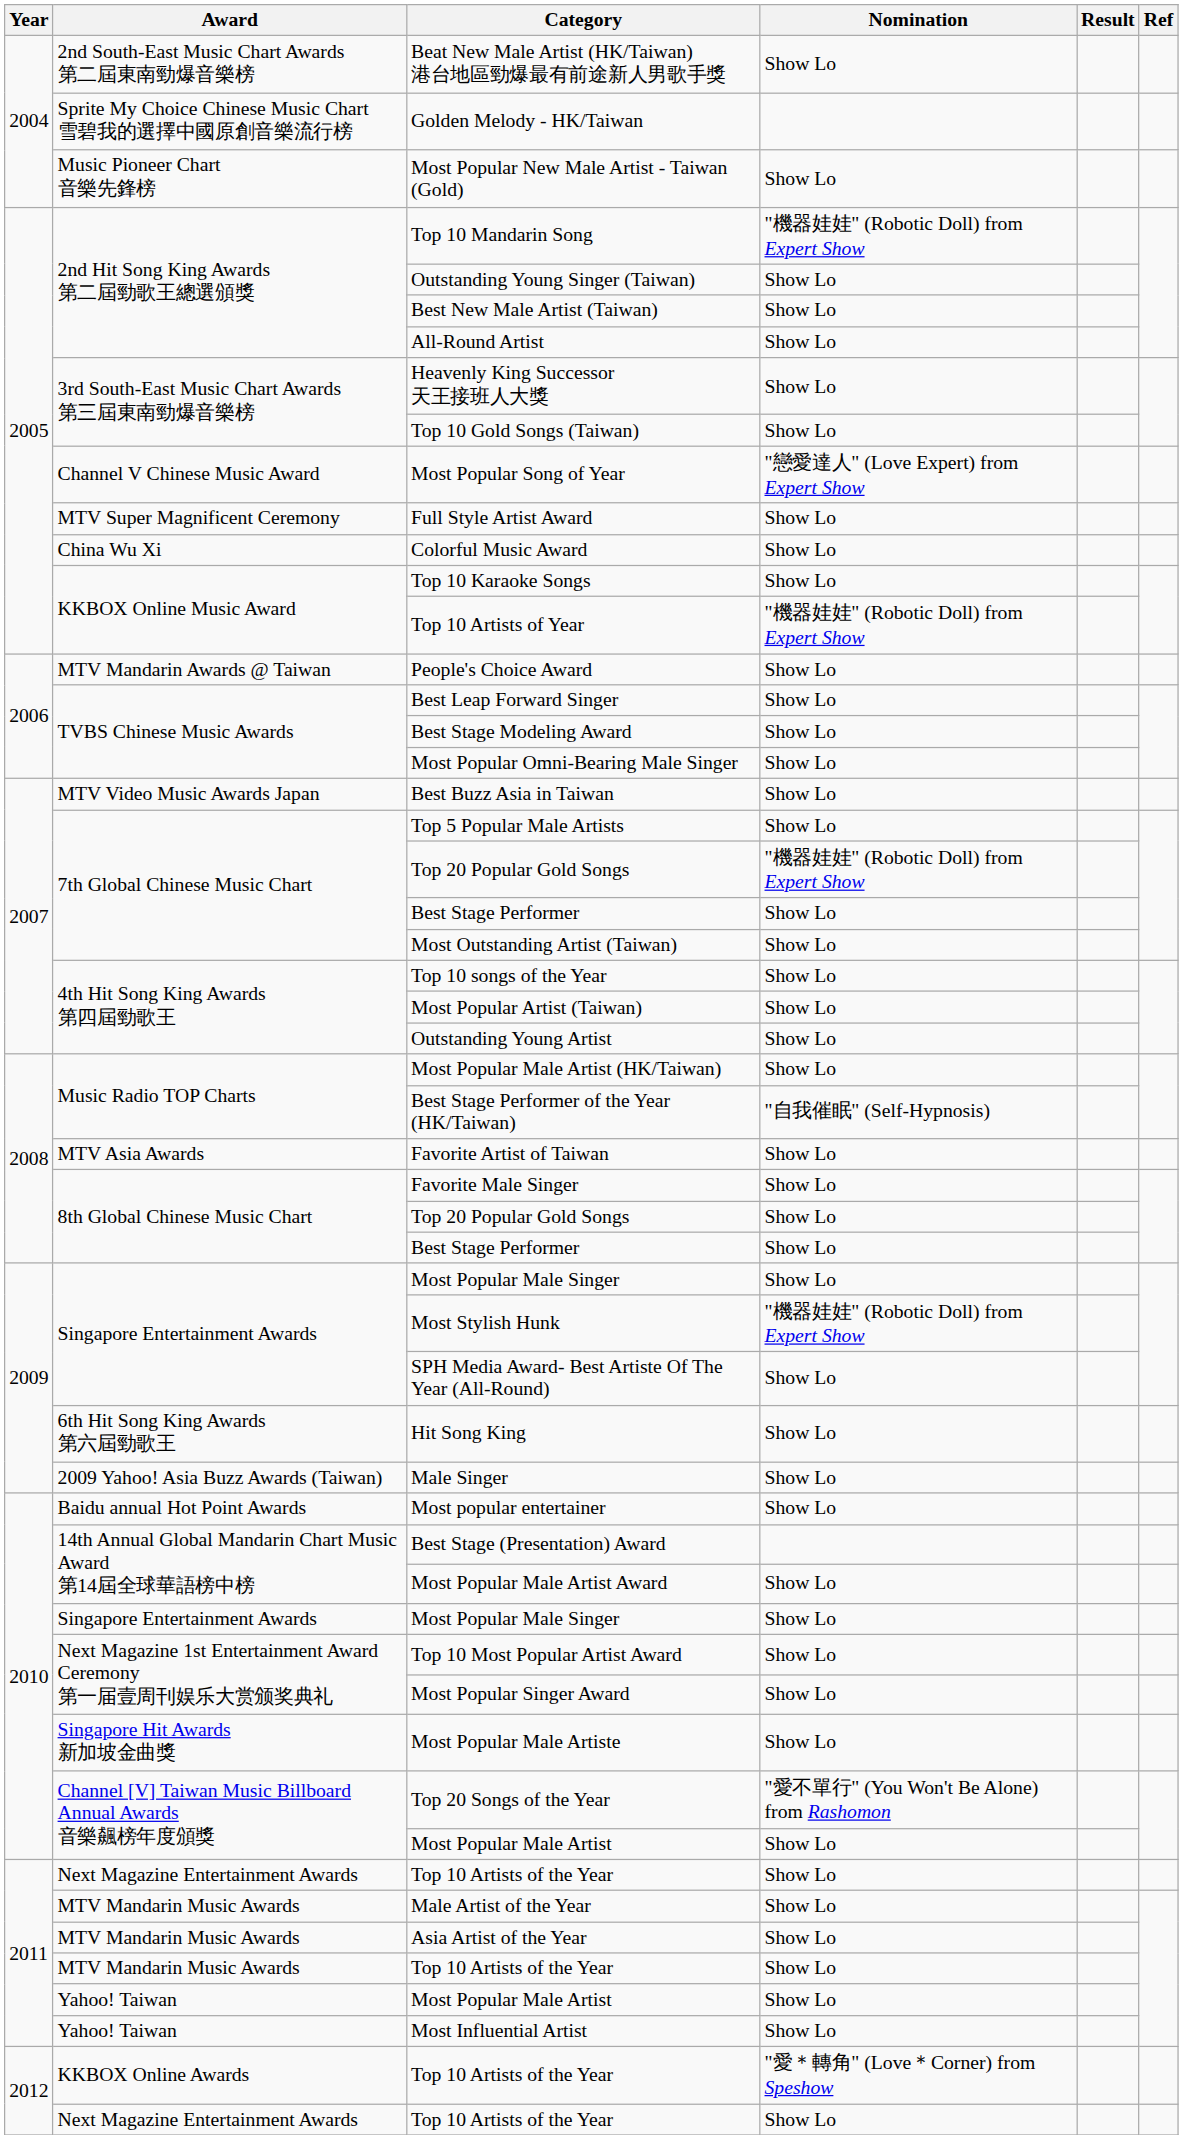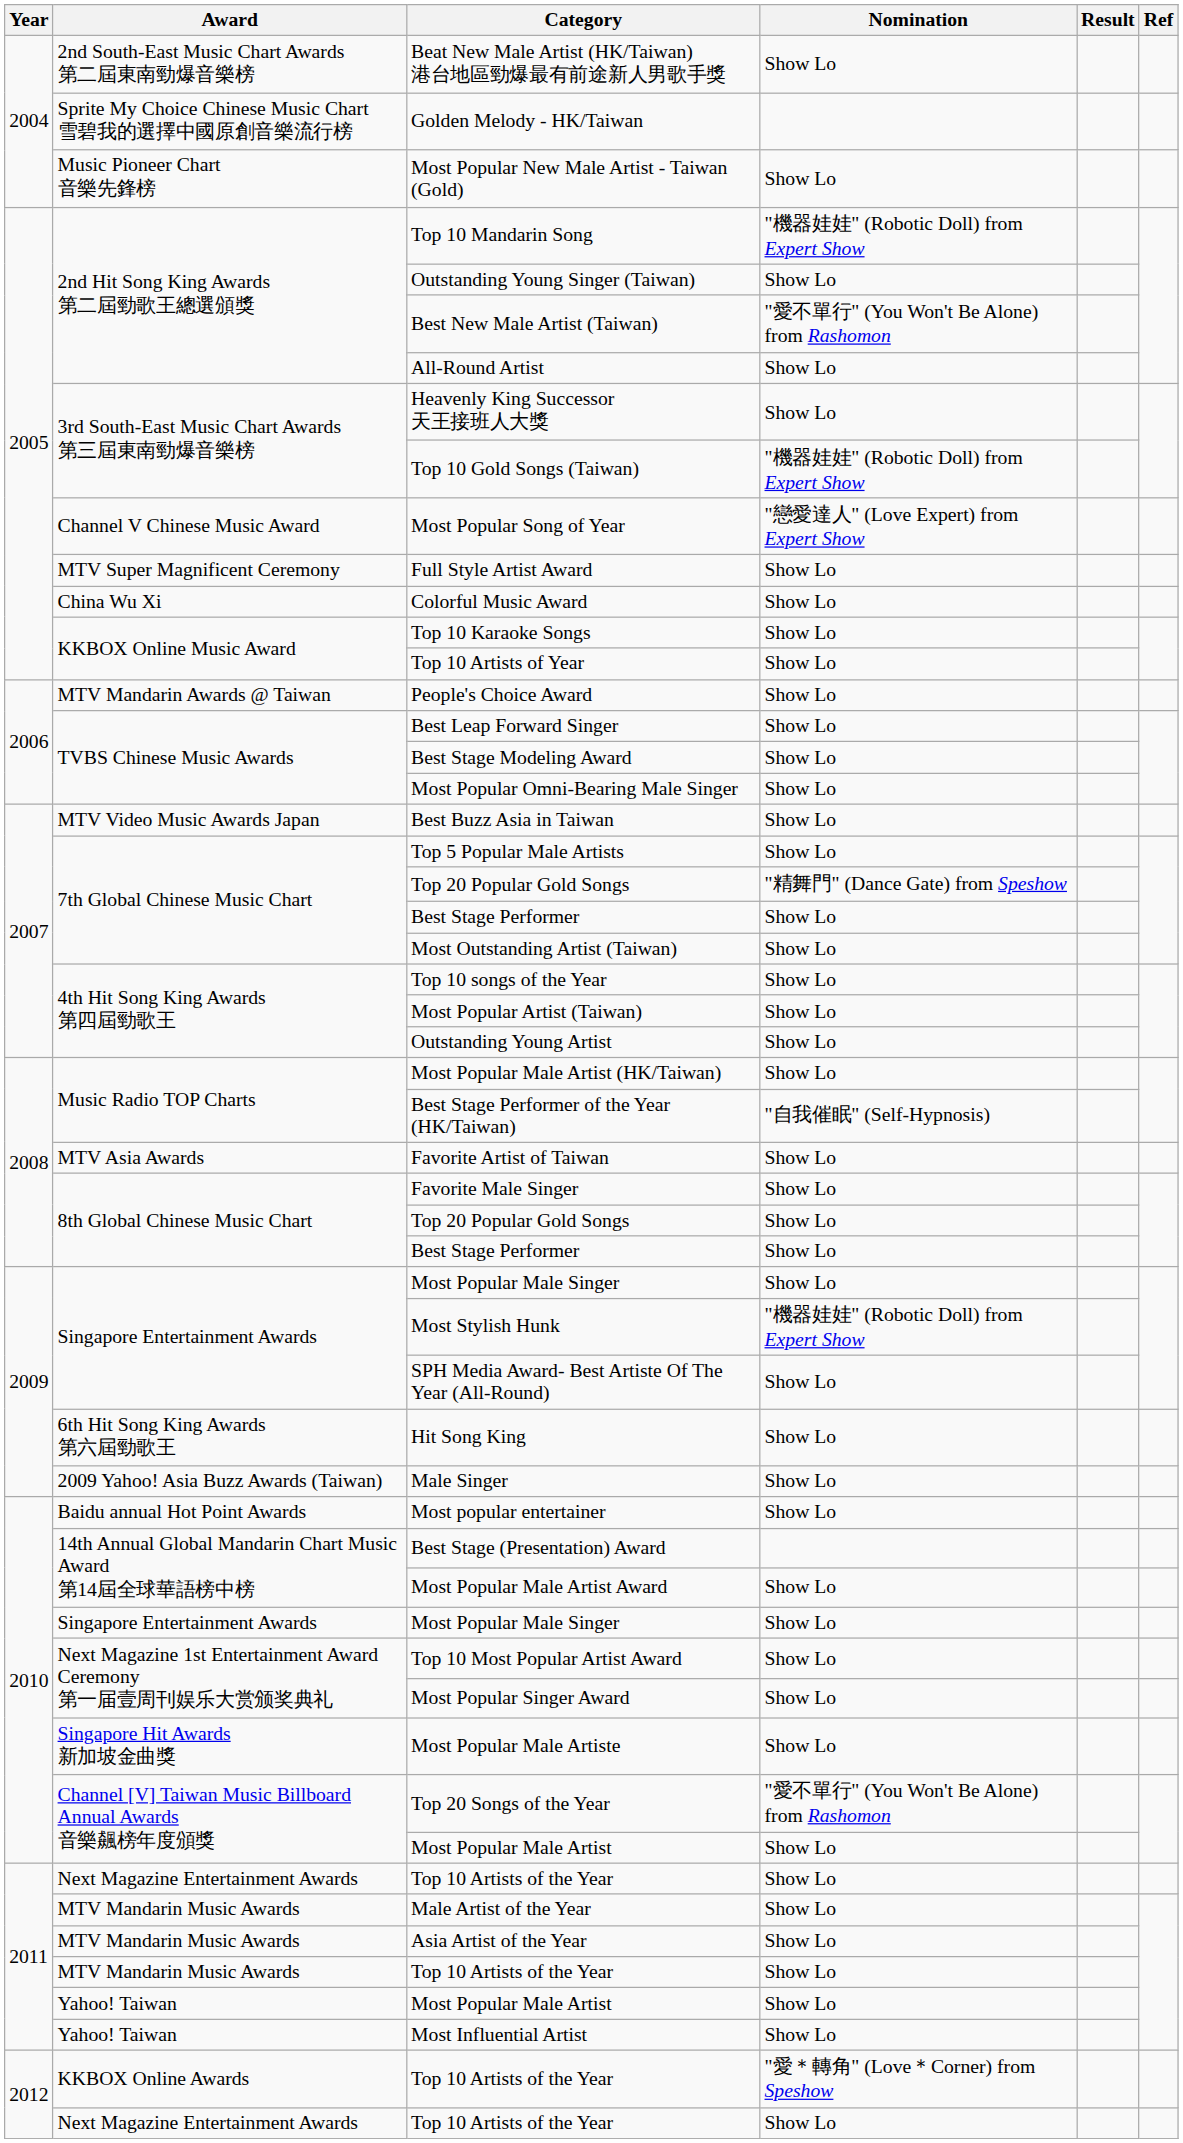(800, 310) Show Lo -> (901, 324) "愛不單行" (You Won't Be Alone) from Rashomon
(800, 430) Show Lo -> (894, 469) "機器娃娃" (Robotic Doll) from Expert Show
(894, 625) "機器娃娃" (Robotic Doll) from Expert Show -> (800, 663) Show Lo
(894, 869) "機器娃娃" (Robotic Doll) from Expert Show -> (916, 883) "精舞門" (Dance Gate) from Speshow
